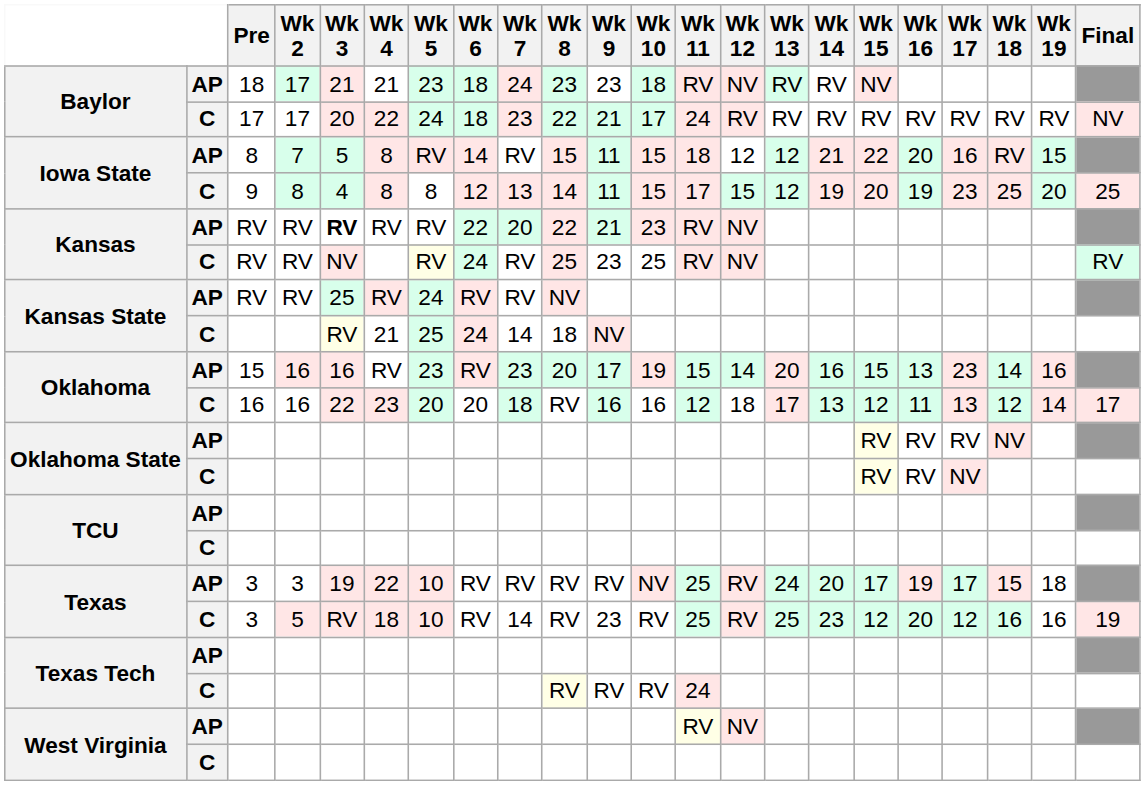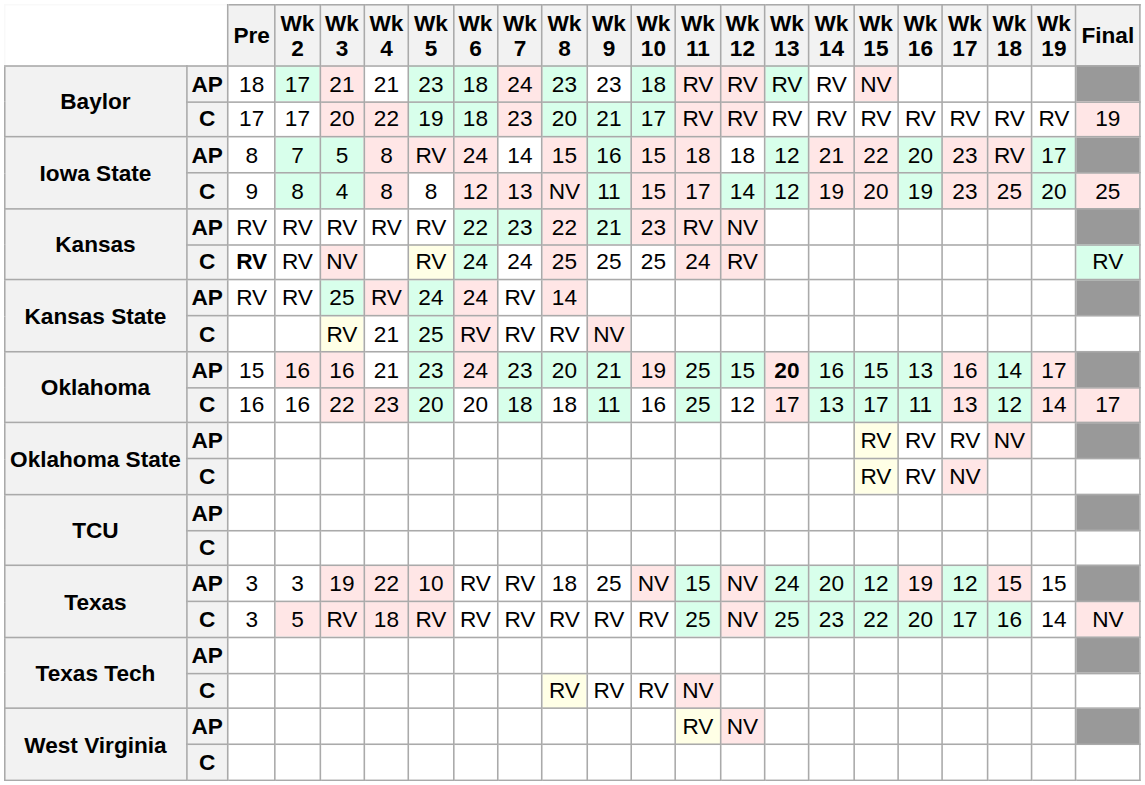(742, 84) NV -> (742, 84) RV
(431, 120) 24 -> (431, 120) 19
(564, 120) 22 -> (564, 120) 20
(698, 120) 24 -> (698, 120) RV
(1108, 120) NV -> (1108, 120) 19
(475, 155) 14 -> (475, 155) 24
(520, 155) RV -> (520, 155) 14
(609, 155) 11 -> (609, 155) 16
(742, 155) 12 -> (742, 155) 18
(965, 155) 16 -> (965, 155) 23
(1054, 155) 15 -> (1054, 155) 17
(564, 191) 14 -> (564, 191) NV
(742, 191) 15 -> (742, 191) 14
(342, 227) bold -> (342, 227) normal
(520, 227) 20 -> (520, 227) 23
(252, 262) normal -> (252, 262) bold
(520, 262) RV -> (520, 262) 24
(609, 262) 23 -> (609, 262) 25
(698, 262) RV -> (698, 262) 24
(742, 262) NV -> (742, 262) RV
(475, 298) RV -> (475, 298) 24
(564, 298) NV -> (564, 298) 14
(475, 334) 24 -> (475, 334) RV
(520, 334) 14 -> (520, 334) RV
(564, 334) 18 -> (564, 334) RV
(386, 370) RV -> (386, 370) 21
(475, 370) RV -> (475, 370) 24
(609, 370) 17 -> (609, 370) 21
(698, 370) 15 -> (698, 370) 25
(742, 370) 14 -> (742, 370) 15
(787, 370) normal -> (787, 370) bold
(965, 370) 23 -> (965, 370) 16
(1054, 370) 16 -> (1054, 370) 17
(564, 405) RV -> (564, 405) 18
(609, 405) 16 -> (609, 405) 11
(698, 405) 12 -> (698, 405) 25
(742, 405) 18 -> (742, 405) 12
(876, 405) 12 -> (876, 405) 17
(564, 584) RV -> (564, 584) 18
(609, 584) RV -> (609, 584) 25
(698, 584) 25 -> (698, 584) 15
(742, 584) RV -> (742, 584) NV
(876, 584) 17 -> (876, 584) 12
(965, 584) 17 -> (965, 584) 12
(1054, 584) 18 -> (1054, 584) 15
(431, 620) 10 -> (431, 620) RV
(520, 620) 14 -> (520, 620) RV
(609, 620) 23 -> (609, 620) RV
(742, 620) RV -> (742, 620) NV
(876, 620) 12 -> (876, 620) 22
(965, 620) 12 -> (965, 620) 17
(1054, 620) 16 -> (1054, 620) 14
(1108, 620) 19 -> (1108, 620) NV
(698, 691) 24 -> (698, 691) NV
